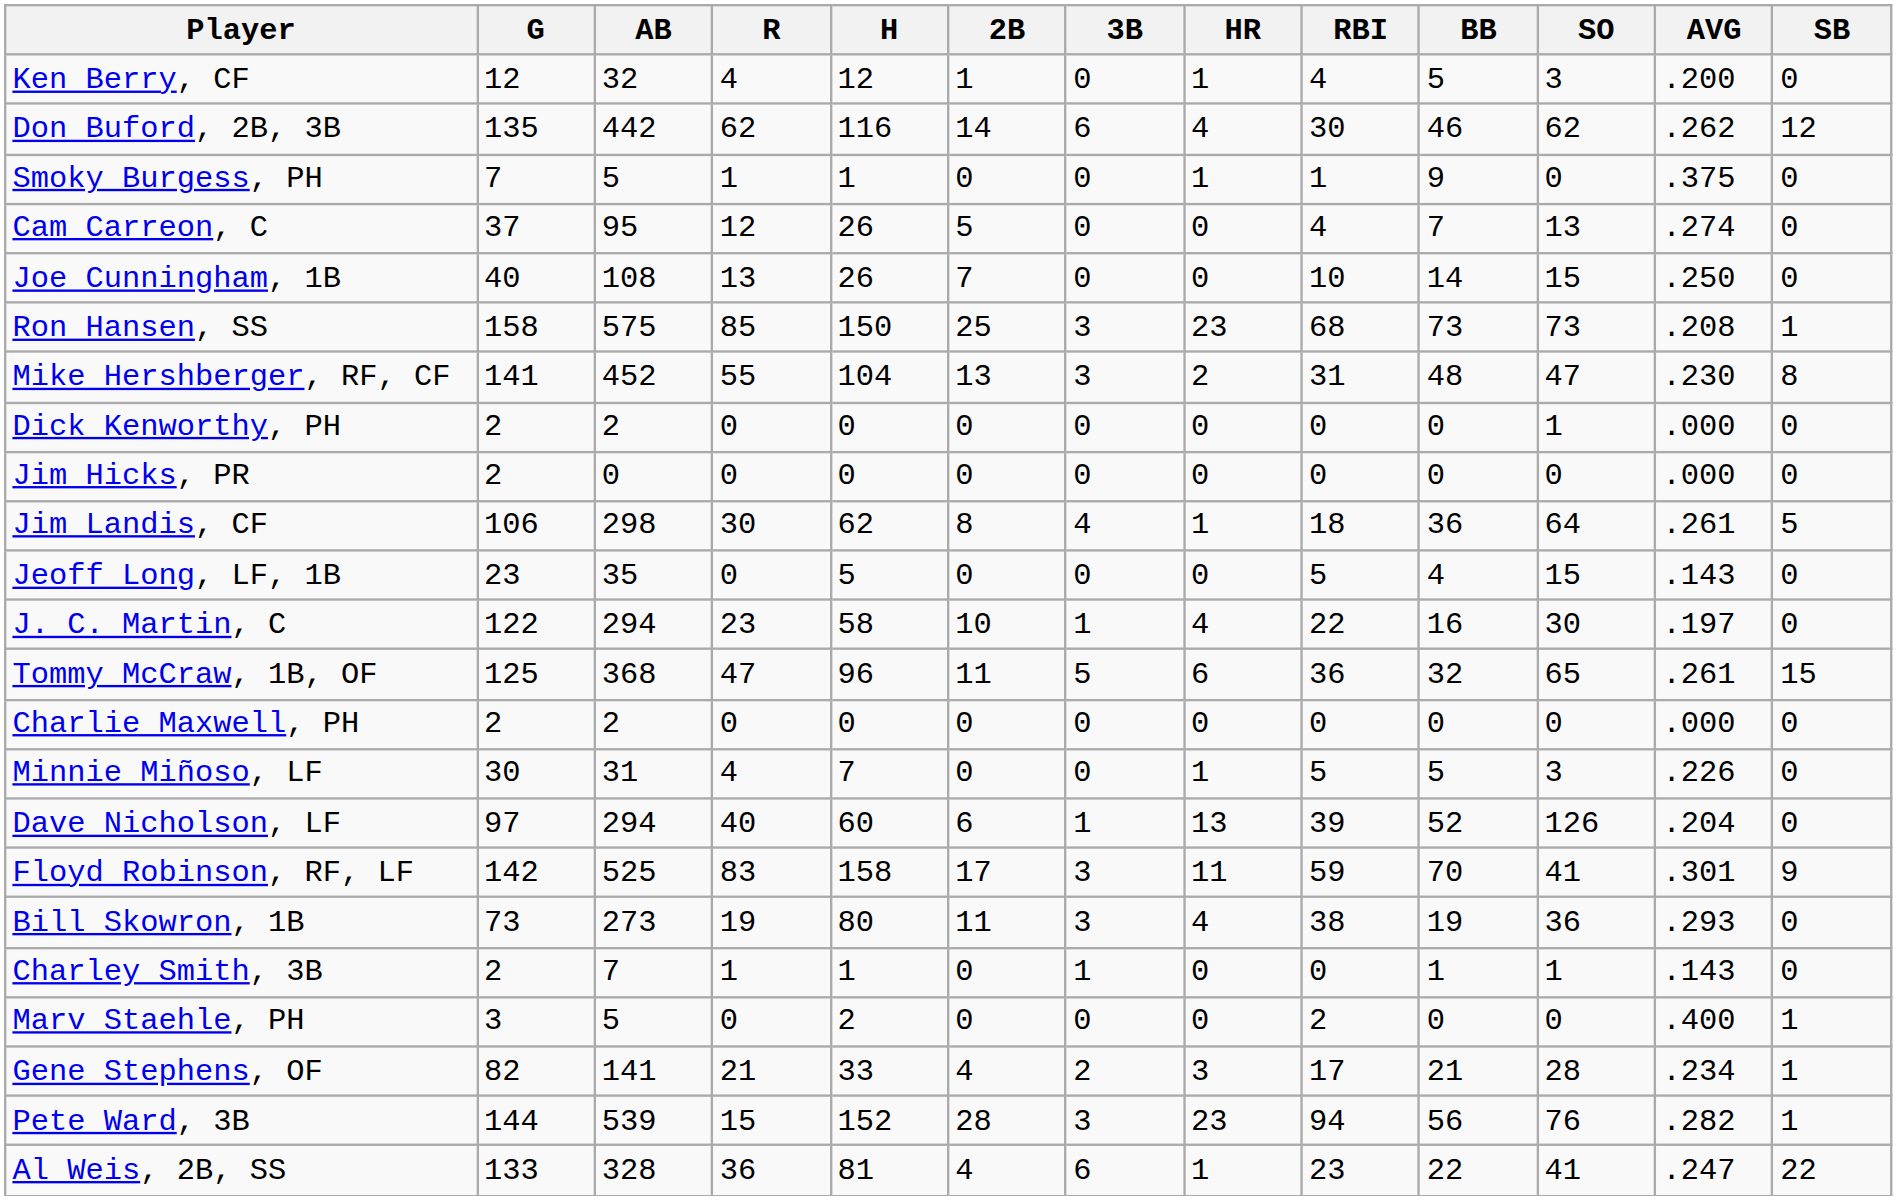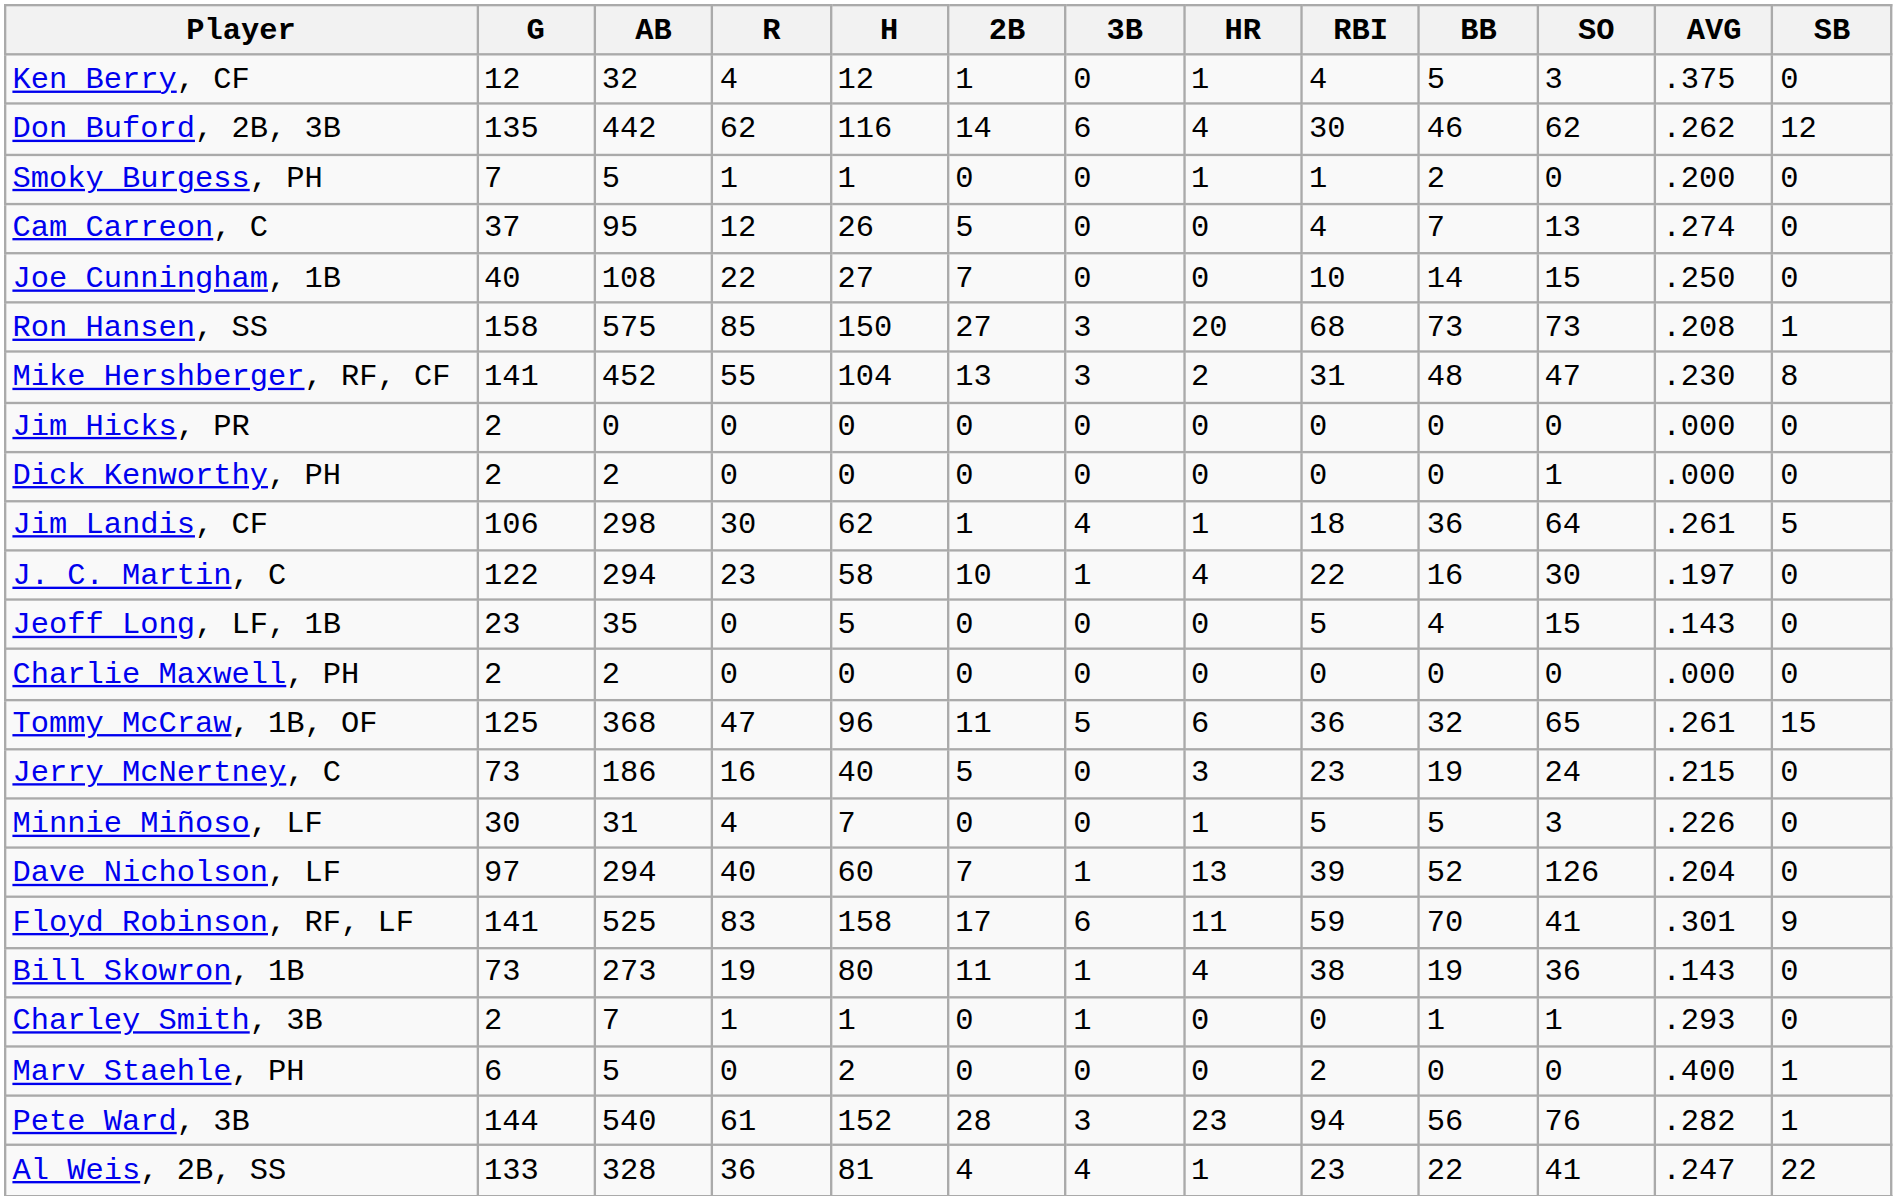(1699, 80) .200 -> (1699, 80) .375
(1436, 179) 9 -> (1436, 179) 2
(1699, 179) .375 -> (1699, 179) .200
(738, 278) 13 -> (738, 278) 22
(856, 278) 26 -> (856, 278) 27
(974, 327) 25 -> (974, 327) 27
(1209, 327) 23 -> (1209, 327) 20
rows swapped: (131, 476) <-> (177, 427)
(964, 526) 8 -> (964, 526) 1
rows swapped: (177, 575) <-> (149, 625)
rows swapped: (186, 724) <-> (195, 674)
+ row: (177, 774)
(964, 823) 6 -> (964, 873) 7
(511, 873) 142 -> (511, 922) 141
(1082, 873) 3 -> (1082, 922) 6
(1082, 922) 3 -> (1082, 972) 1
(1699, 922) .293 -> (1699, 972) .143
(1699, 972) .143 -> (1699, 1022) .293
(493, 1022) 3 -> (493, 1071) 6
- row: (168, 1071)
(629, 1121) 539 -> (629, 1121) 540
(738, 1121) 15 -> (738, 1121) 61
(1082, 1170) 6 -> (1082, 1170) 4
